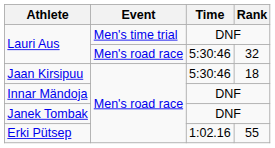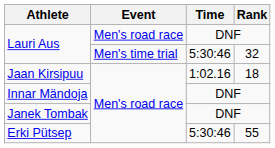(136, 35) Men's time trial -> (138, 35) Men's road race
(138, 54) Men's road race -> (136, 54) Men's time trial
(210, 74) 5:30:46 -> (210, 74) 1:02.16
(210, 133) 1:02.16 -> (210, 133) 5:30:46
